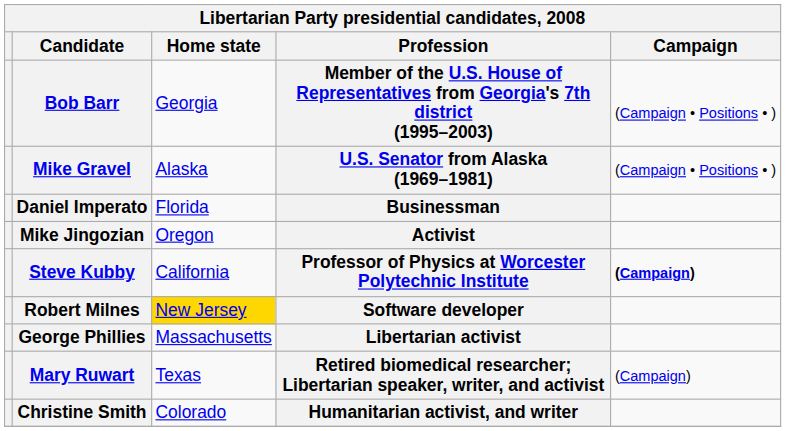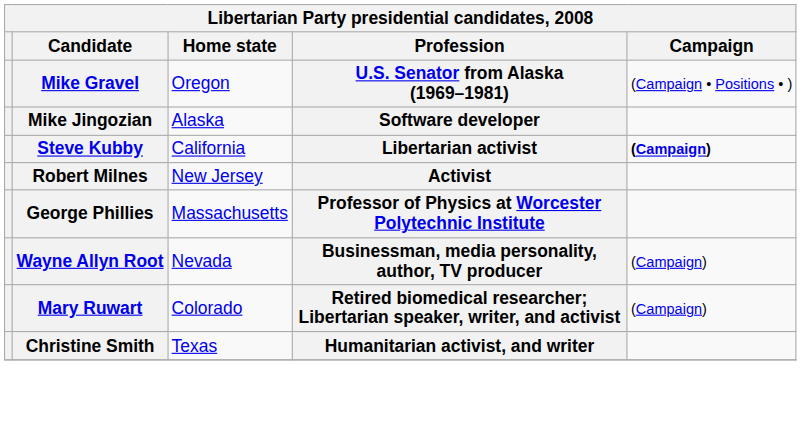- row: (82, 103)
(182, 169) Alaska -> (201, 83) Oregon
- row: (82, 207)
(185, 235) Oregon -> (198, 120) Alaska
(443, 235) Activist -> (459, 120) Software developer
(443, 272) Professor of Physics at Worcester Polytechnic Institute -> (459, 148) Libertarian activist
(201, 310) gold background -> (217, 176) no background
(443, 310) Software developer -> (459, 176) Activist
(443, 337) Libertarian activist -> (459, 213) Professor of Physics at Worcester Polytechnic Institute
+ row: (90, 260)
(178, 375) Texas -> (207, 308) Colorado
(191, 412) Colorado -> (194, 345) Texas
